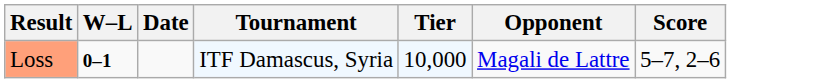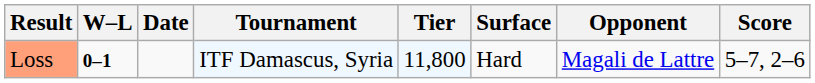+ column: (514, 22)
(435, 58) 10,000 -> (435, 58) 11,800
